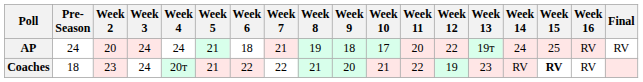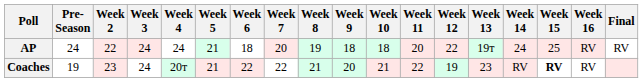(110, 48) 20 -> (110, 48) 22
(281, 48) 21 -> (281, 48) 20
(383, 48) 17 -> (383, 48) 18
(73, 68) 18 -> (73, 68) 19
